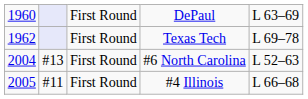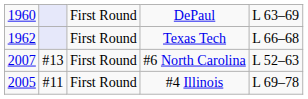(276, 37) L 69–78 -> (276, 37) L 66–68
(22, 60) 2004 -> (22, 60) 2007
(276, 82) L 66–68 -> (276, 82) L 69–78
